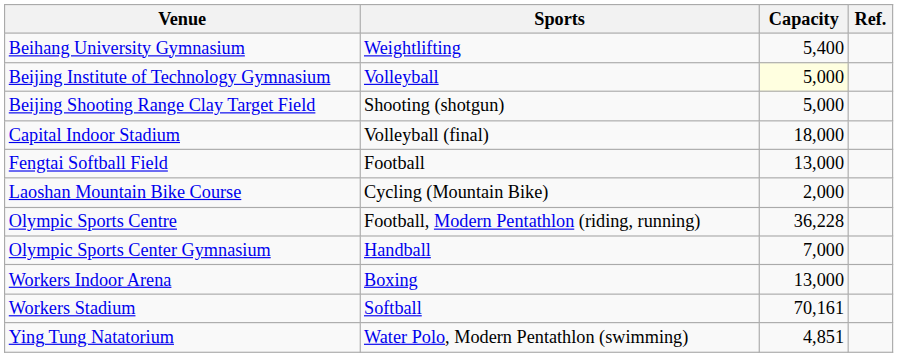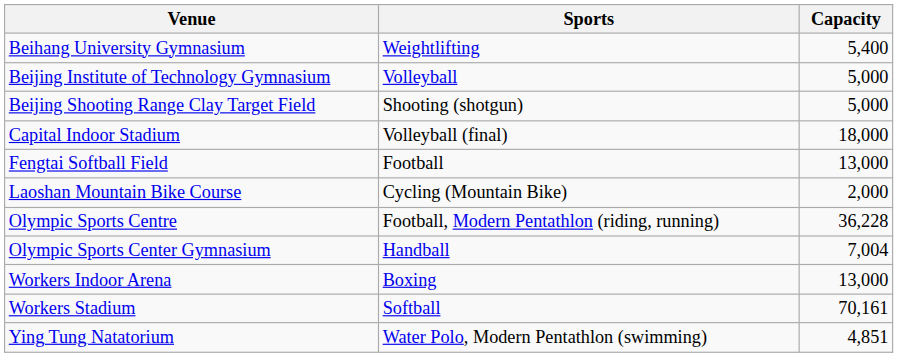- column: (870, 18)
(823, 76) lightyellow background -> (868, 76) no background
(823, 250) 7,000 -> (868, 250) 7,004
